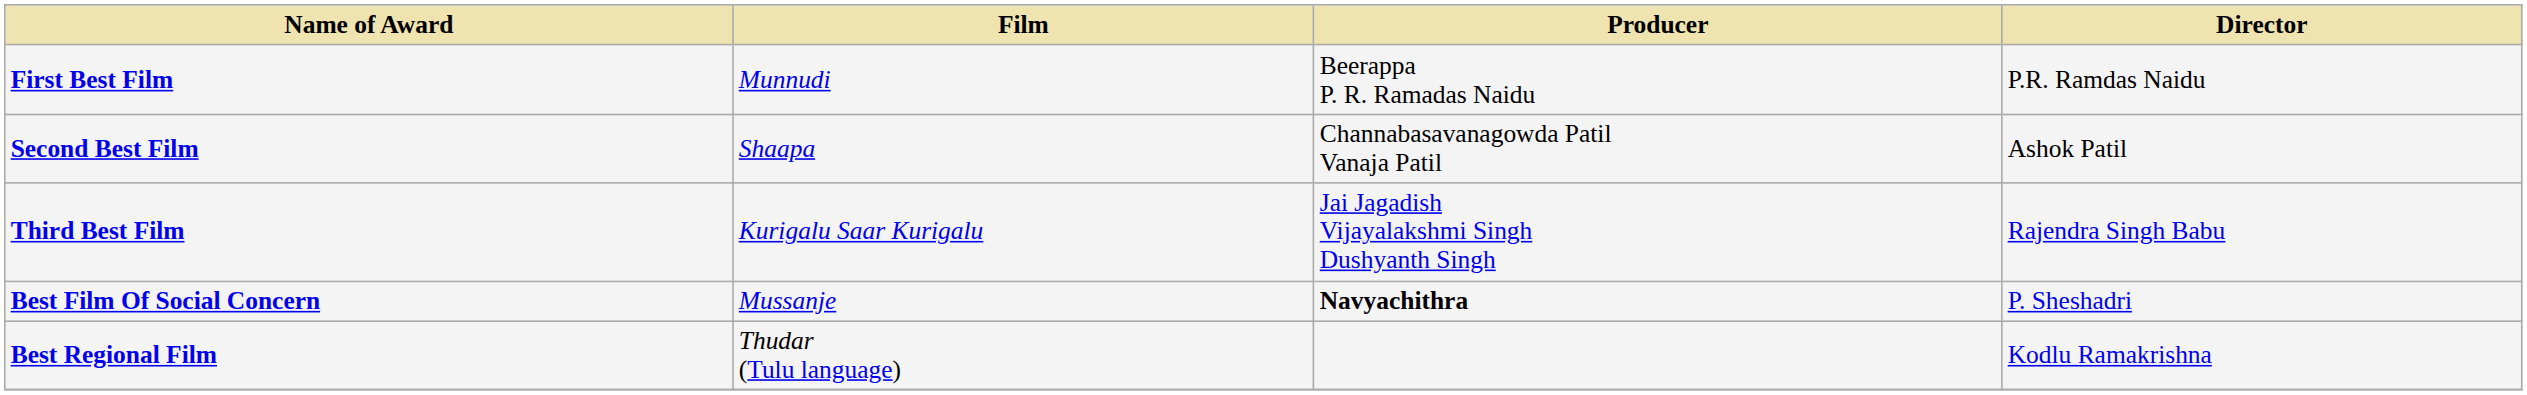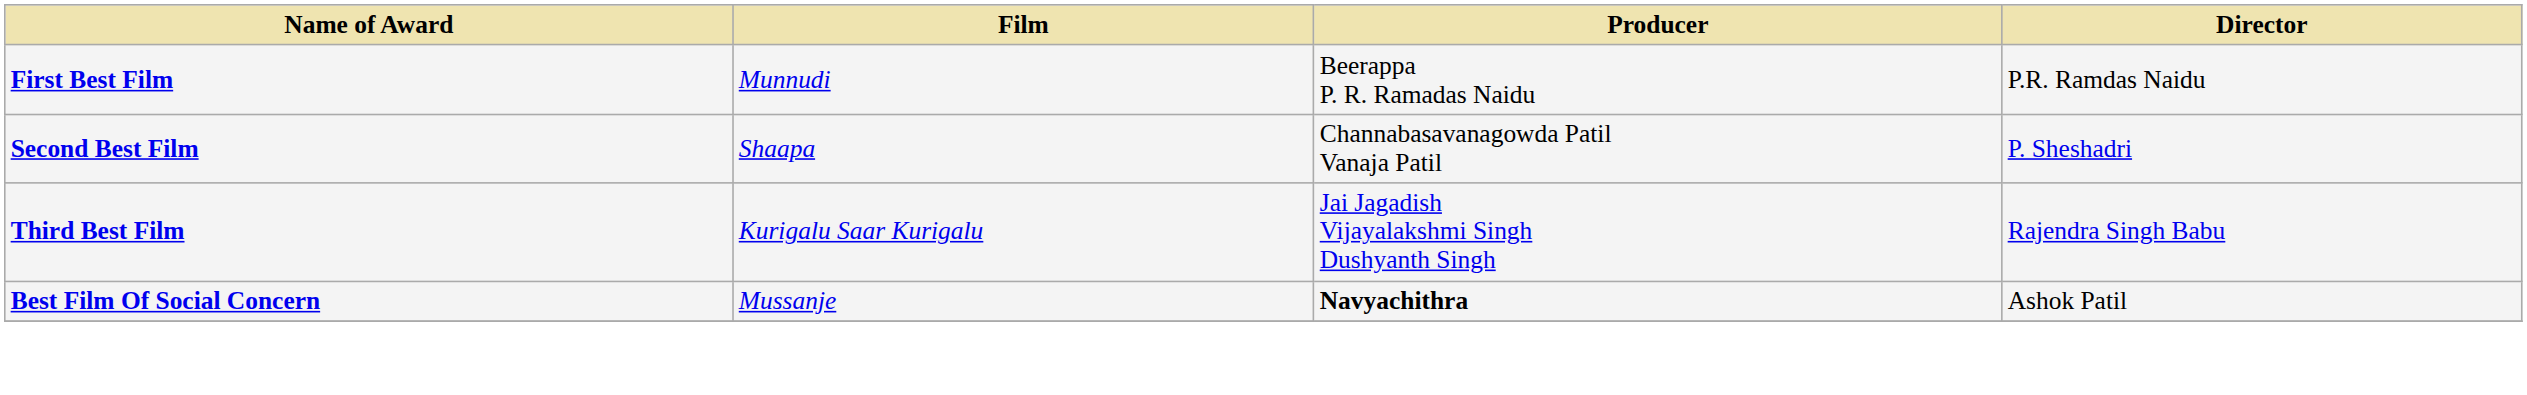(2067, 148) Ashok Patil -> (2070, 148) P. Sheshadri
(2070, 300) P. Sheshadri -> (2067, 300) Ashok Patil
- row: (114, 355)
